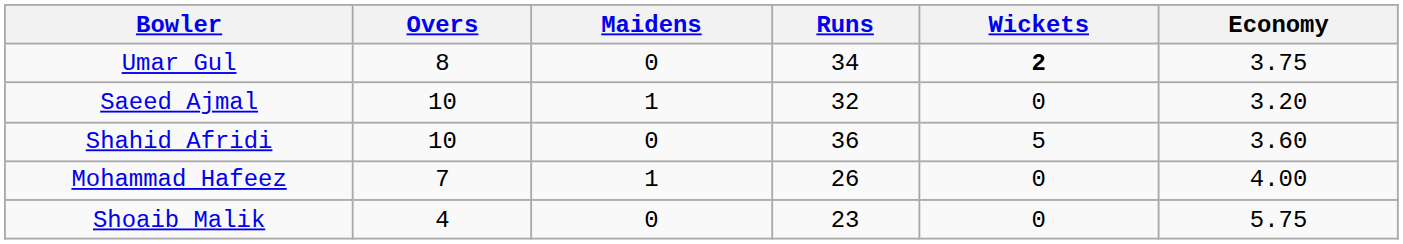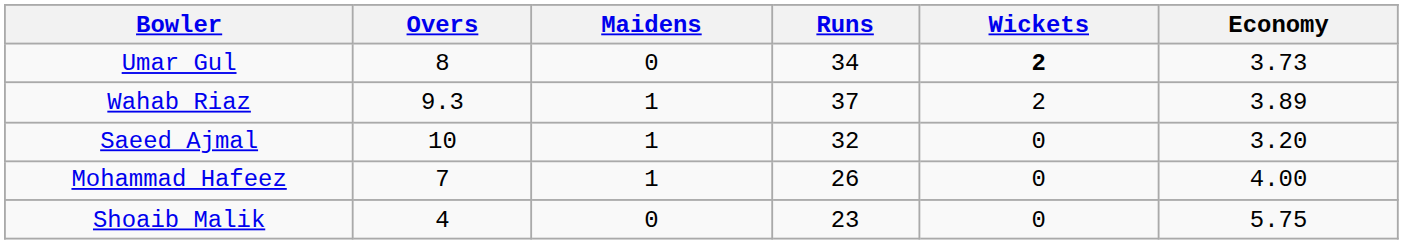(1279, 63) 3.75 -> (1279, 63) 3.73
+ row: (179, 102)
- row: (179, 141)
